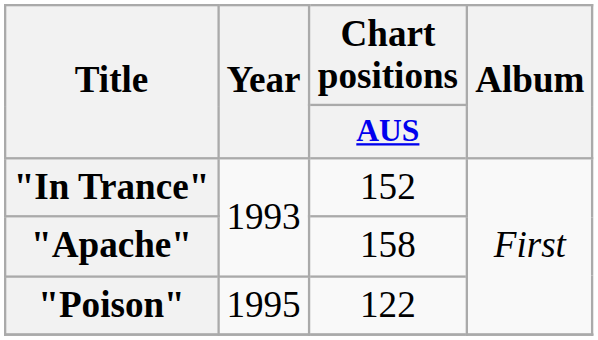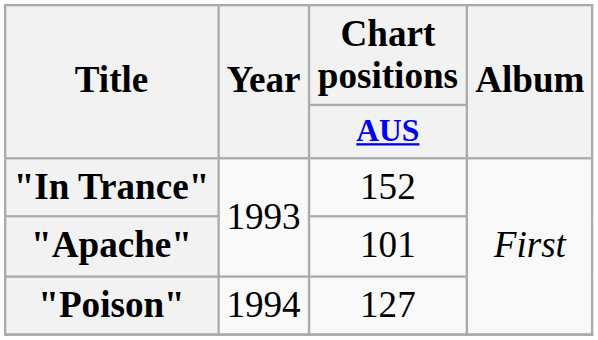(388, 245) 158 -> (388, 245) 101
(264, 304) 1995 -> (264, 304) 1994
(388, 304) 122 -> (388, 304) 127
